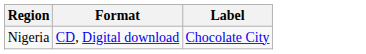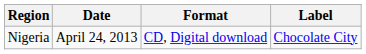+ column: (97, 15)
